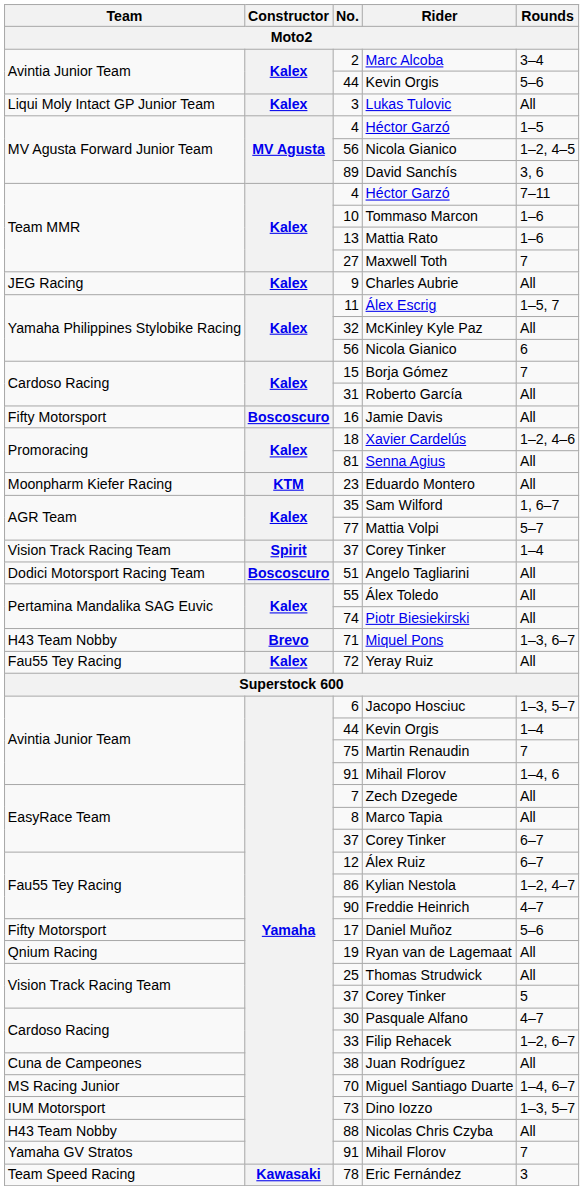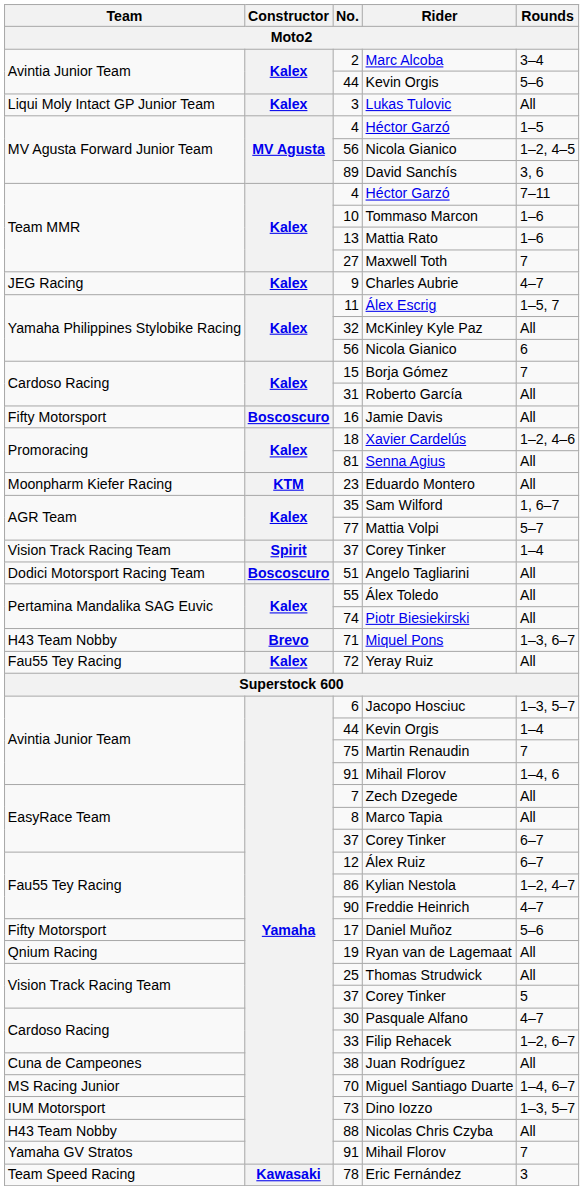(528, 283) All -> (532, 283) 4–7
